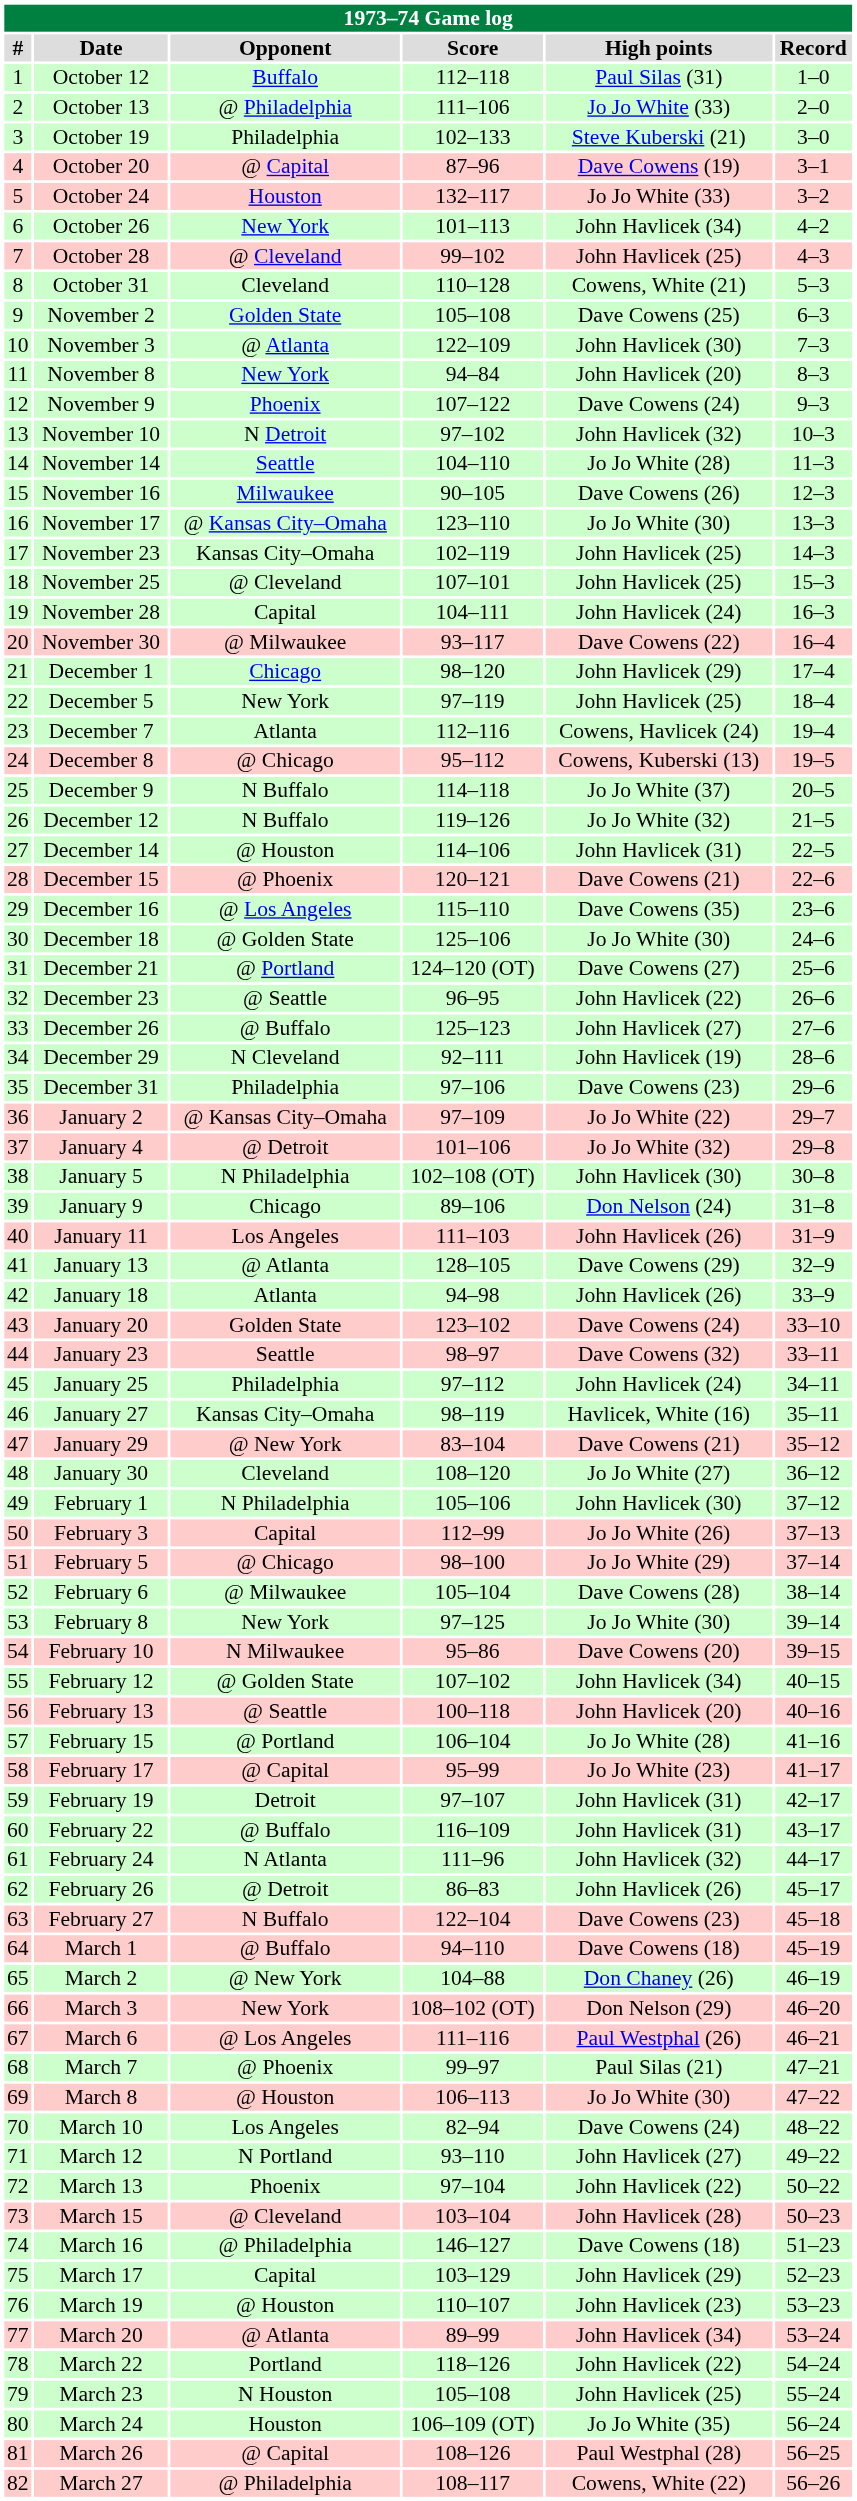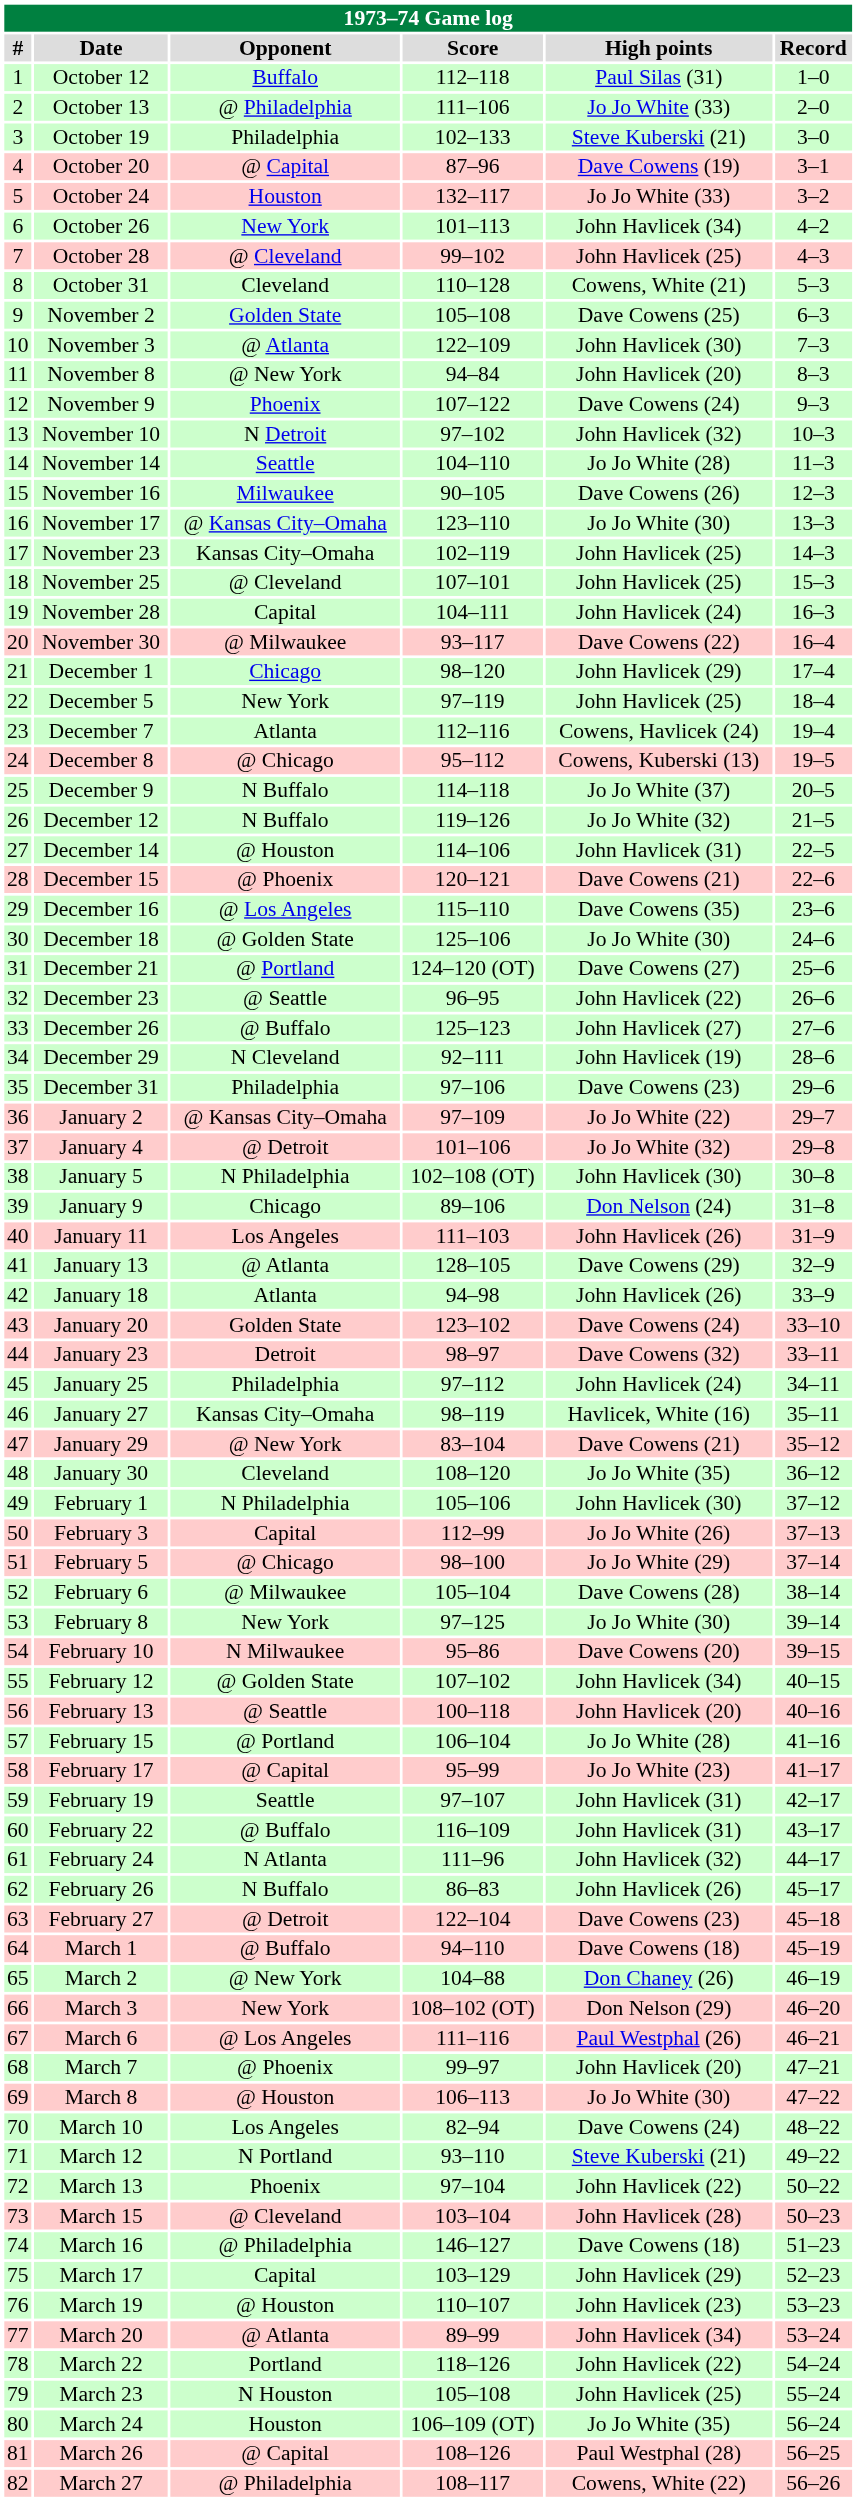(285, 374) New York -> (285, 374) @ New York
(285, 1354) Seattle -> (285, 1354) Detroit
(659, 1473) Jo Jo White (27) -> (659, 1473) Jo Jo White (35)
(285, 1800) Detroit -> (285, 1800) Seattle
(285, 1889) @ Detroit -> (285, 1889) N Buffalo
(285, 1918) N Buffalo -> (285, 1918) @ Detroit
(659, 2067) Paul Silas (21) -> (659, 2067) John Havlicek (20)
(659, 2156) John Havlicek (27) -> (659, 2156) Steve Kuberski (21)
